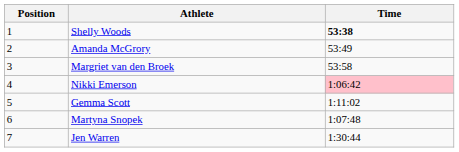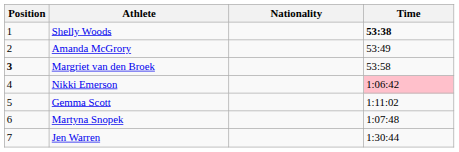+ column: (296, 13)
(10, 66) normal -> (10, 66) bold
